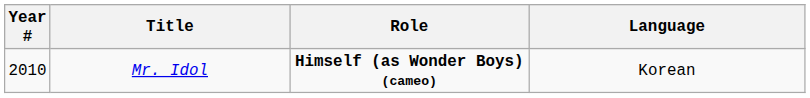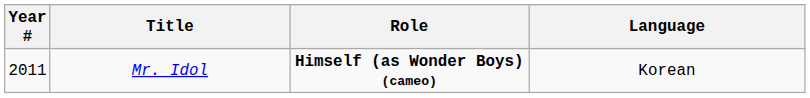(27, 71) 2010 -> (27, 71) 2011
